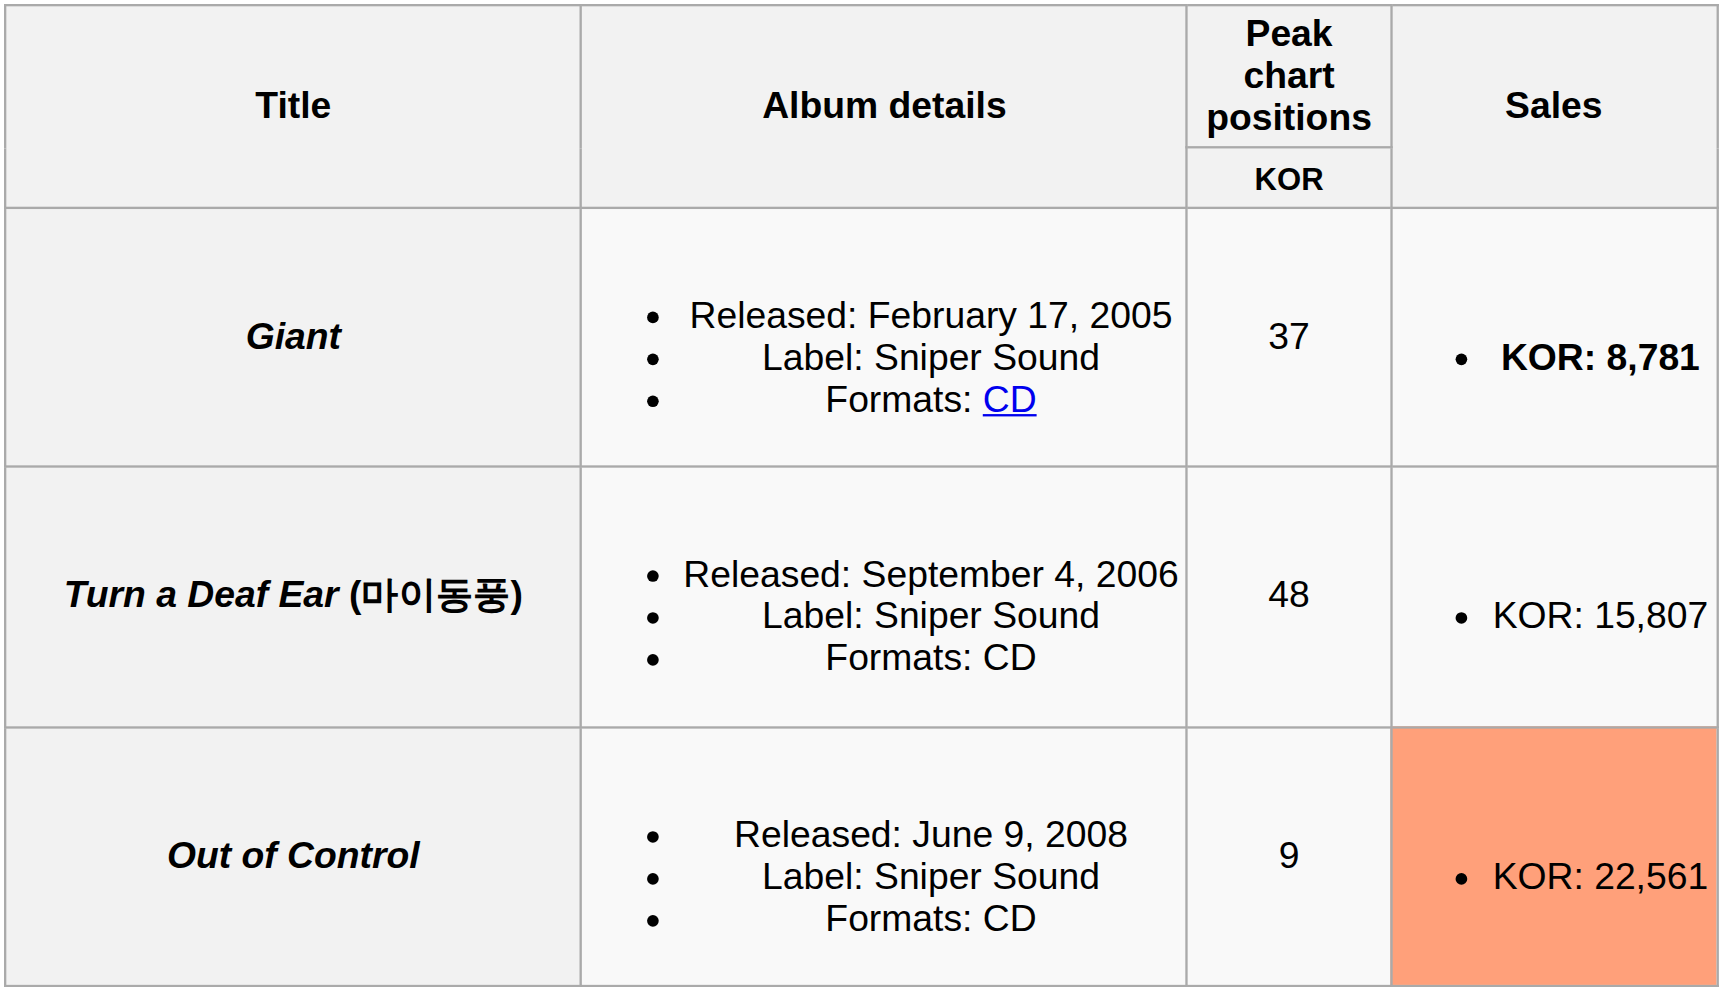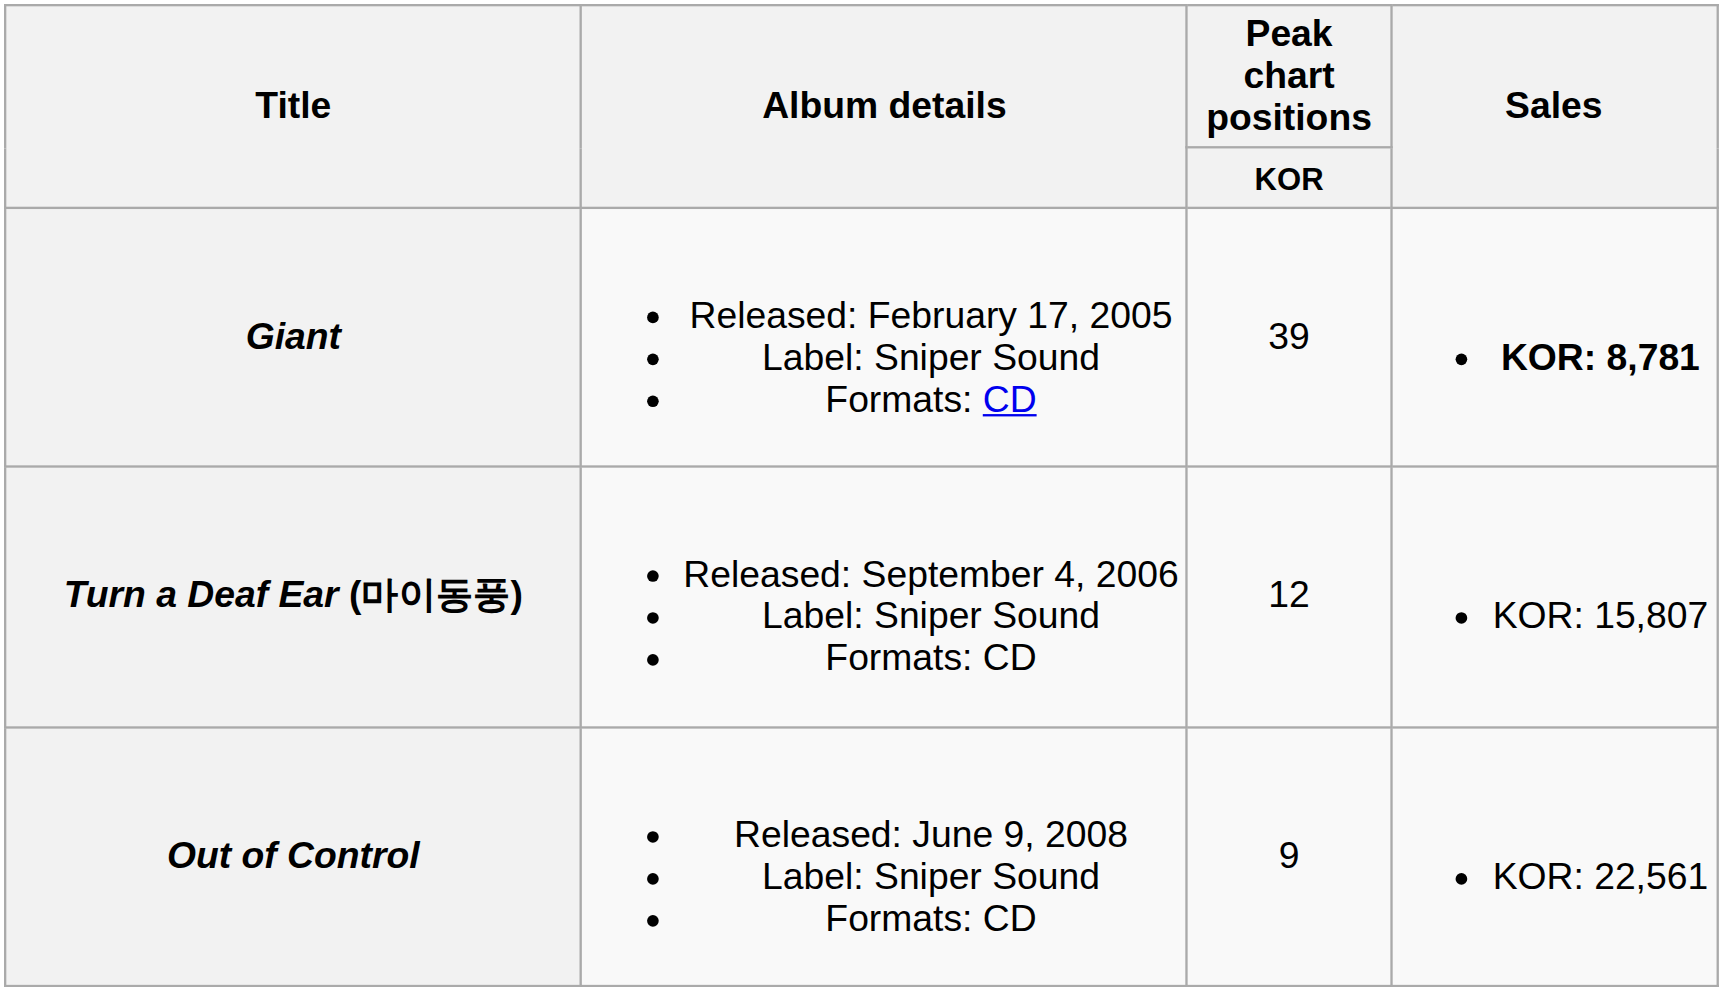(1289, 336) 37 -> (1289, 336) 39
(1289, 595) 48 -> (1289, 595) 12
(1554, 877) lightsalmon background -> (1554, 877) no background
